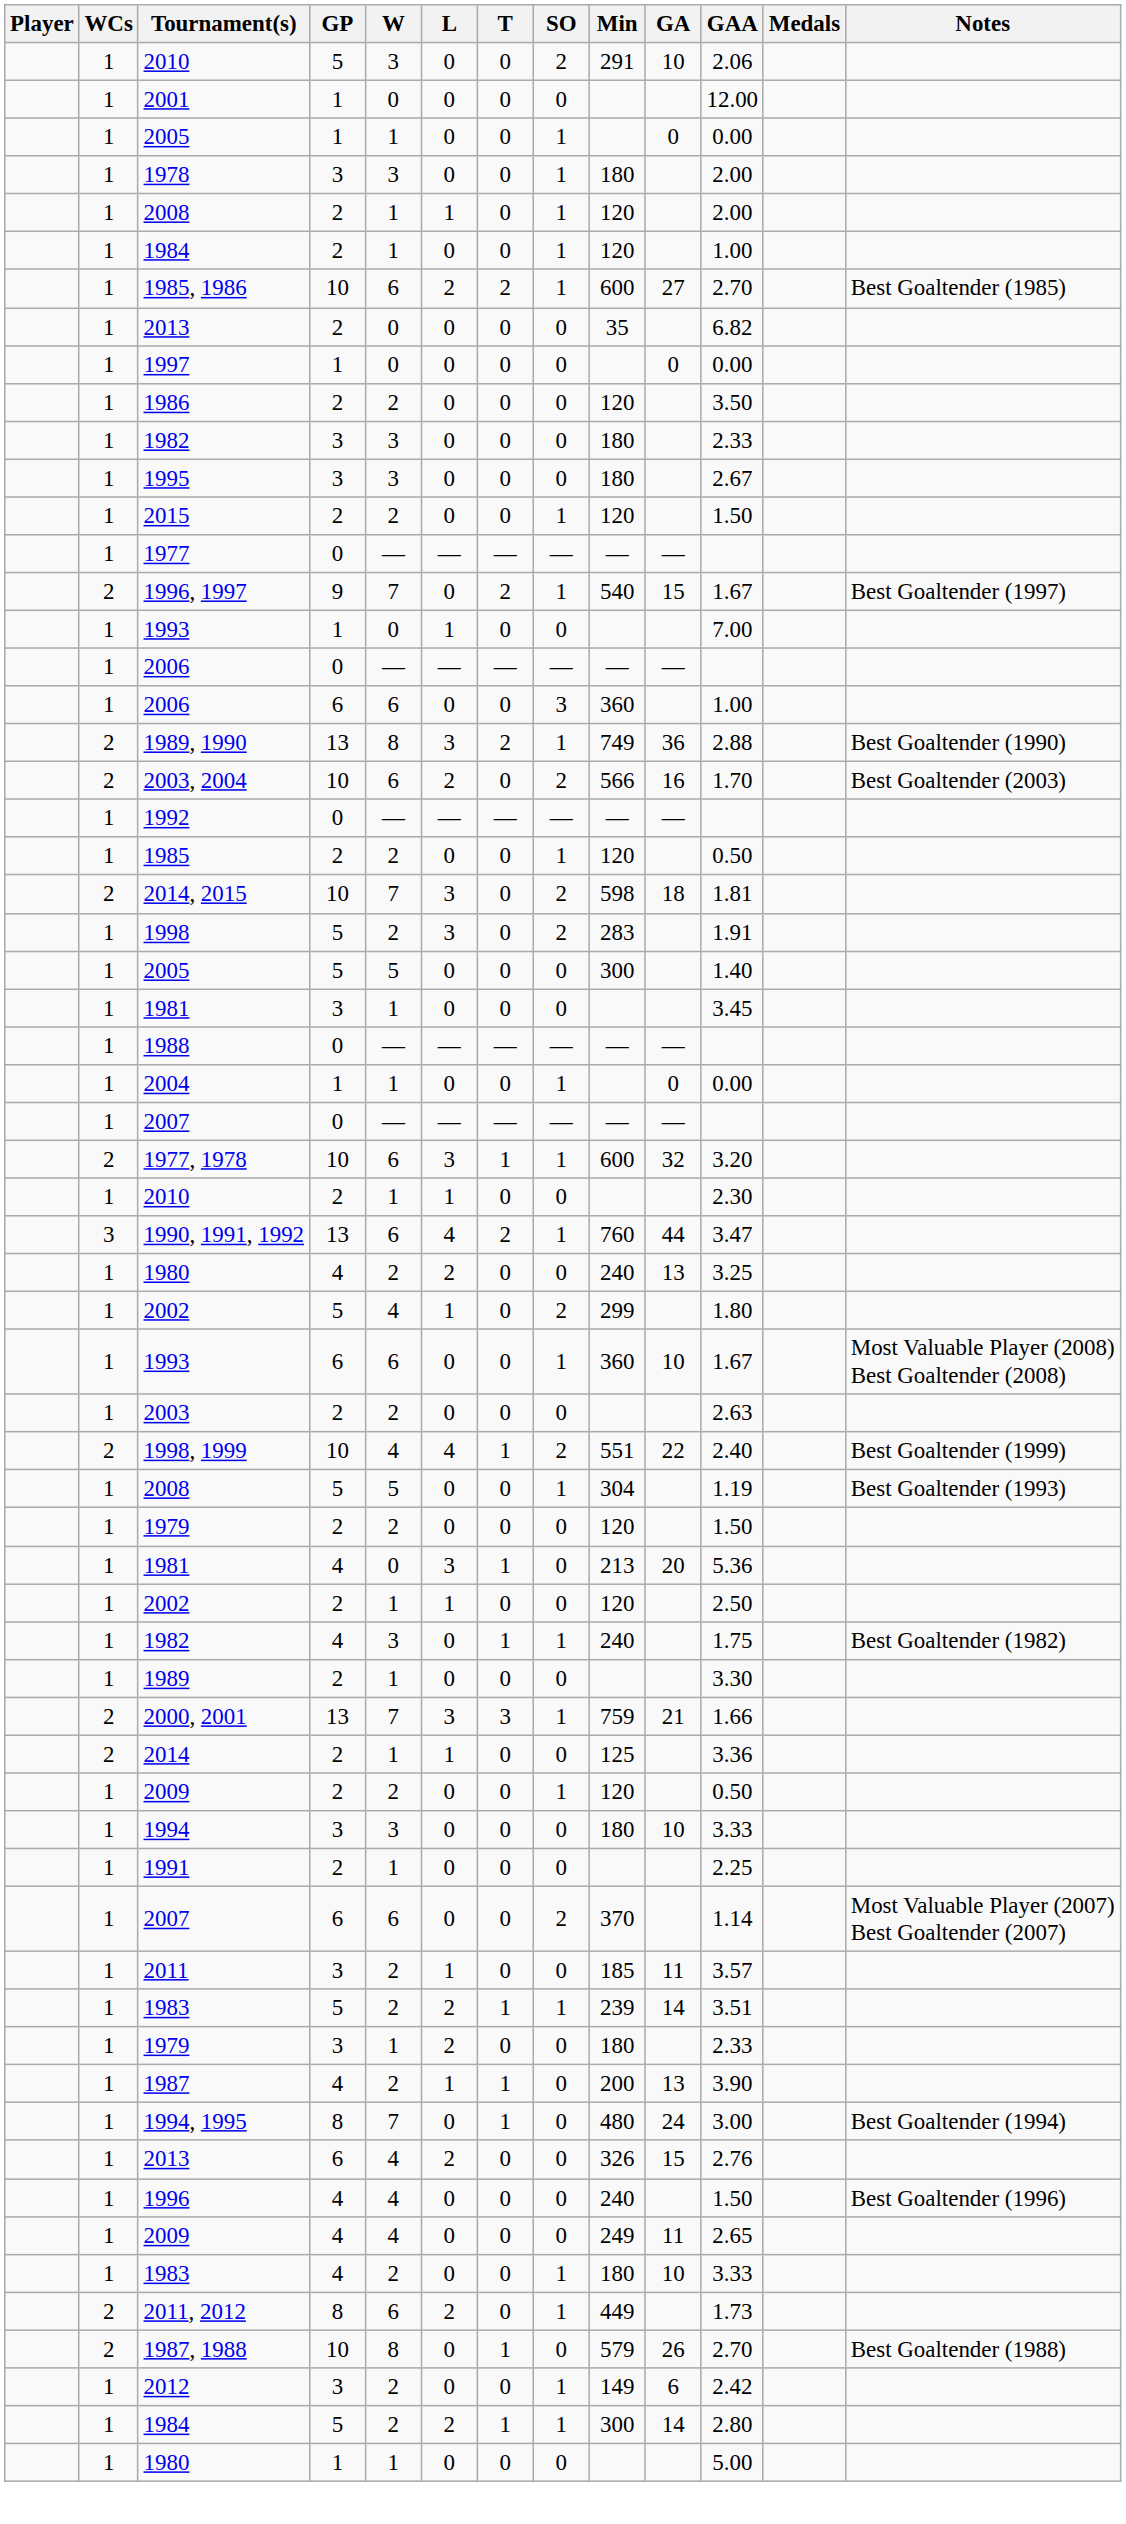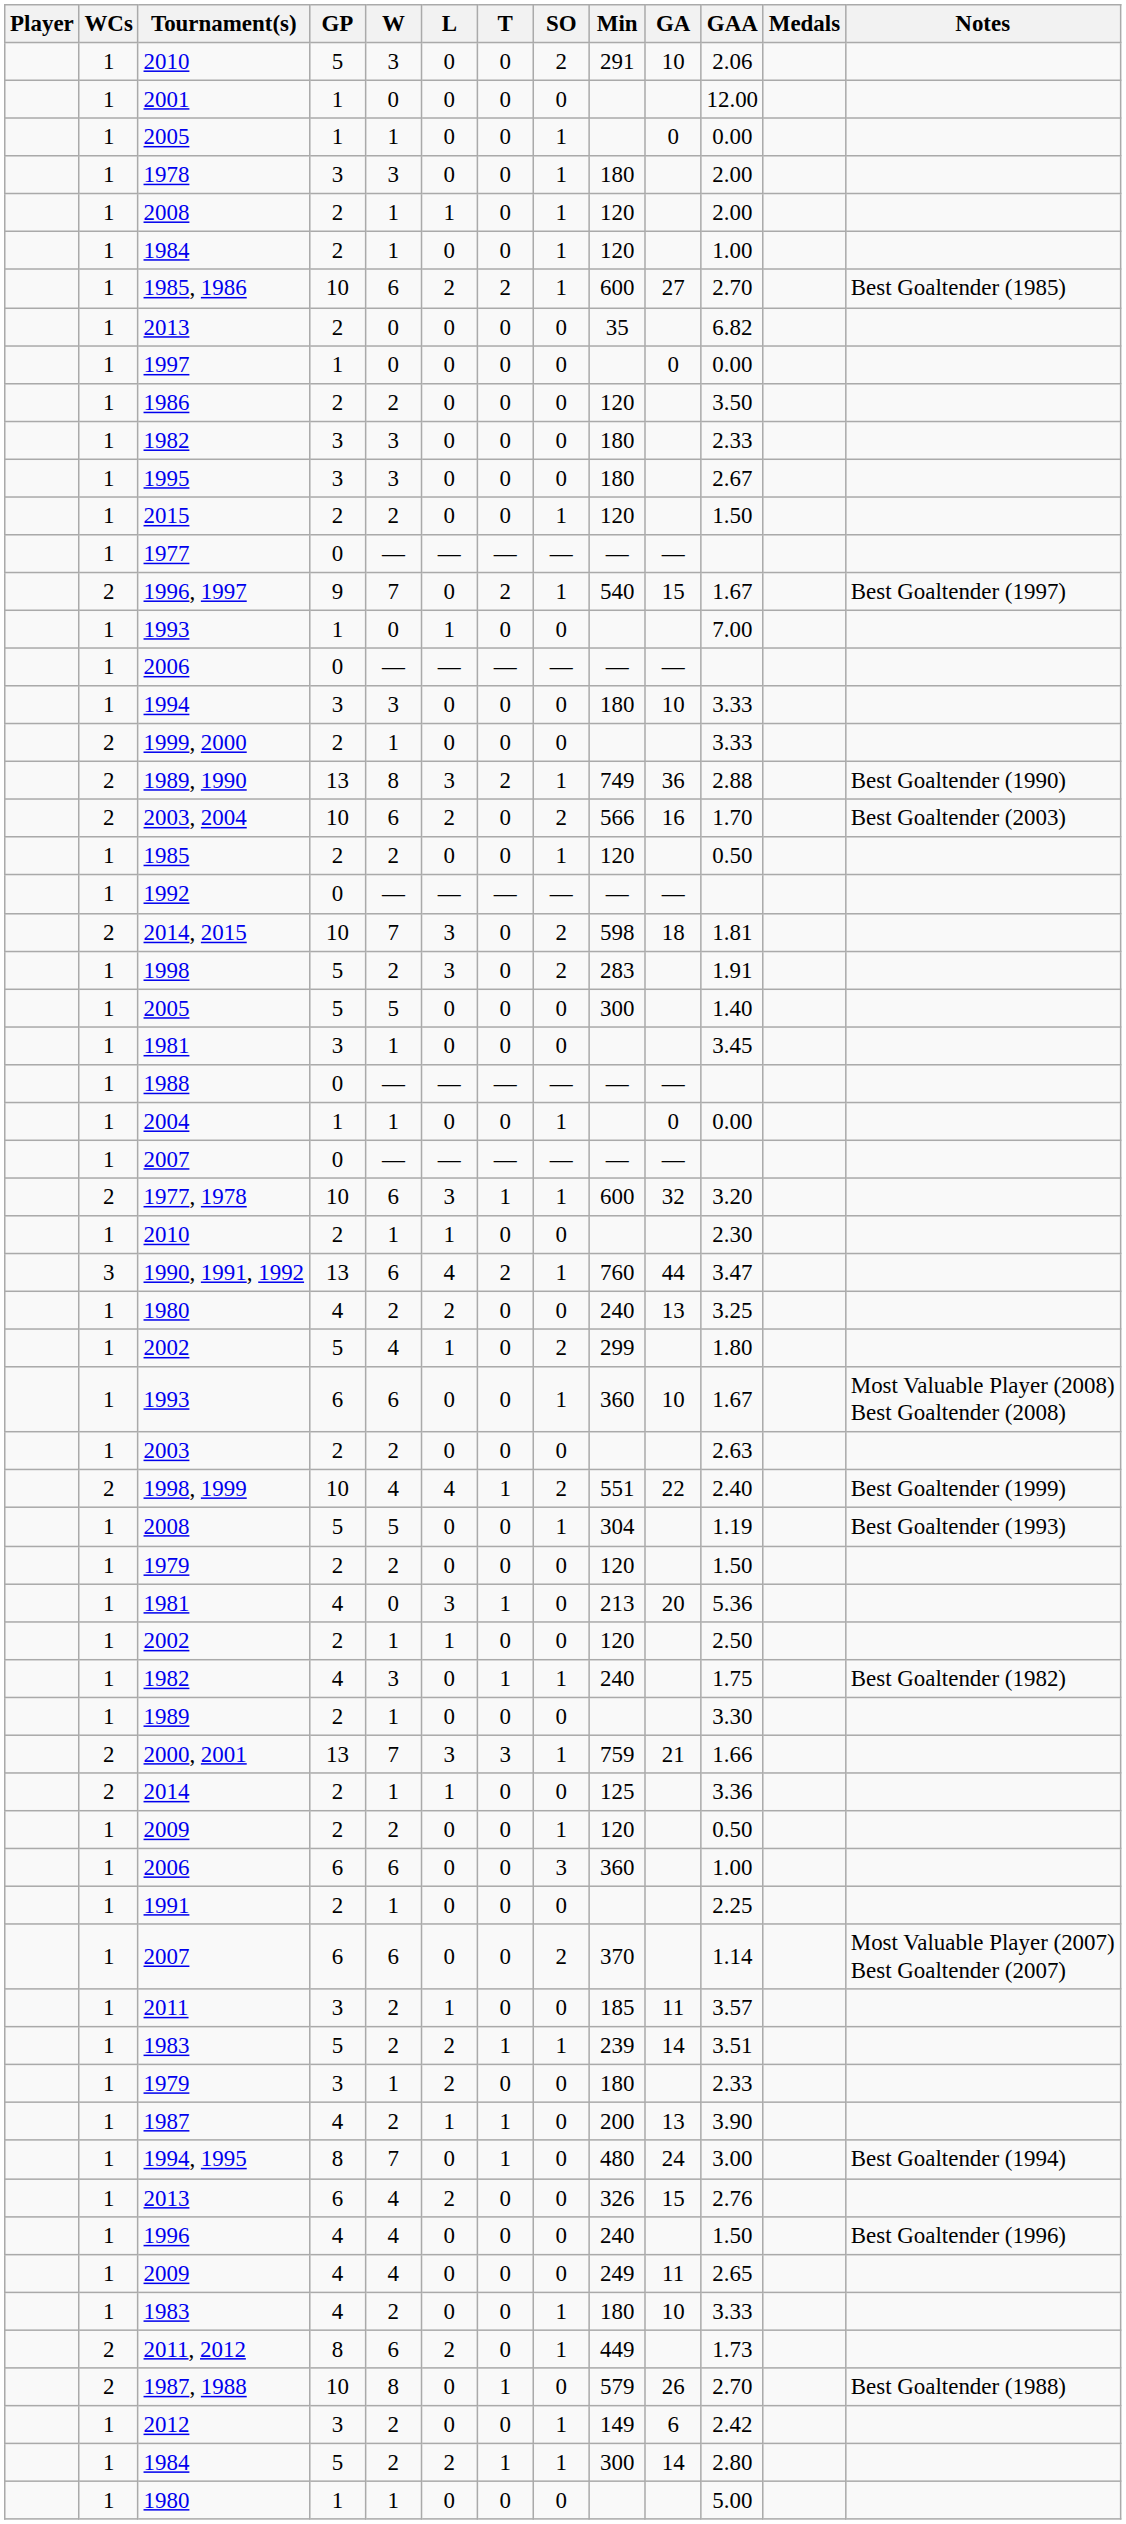rows swapped: (166, 1829) <-> (166, 704)
+ row: (195, 742)
rows swapped: (166, 856) <-> (166, 818)
